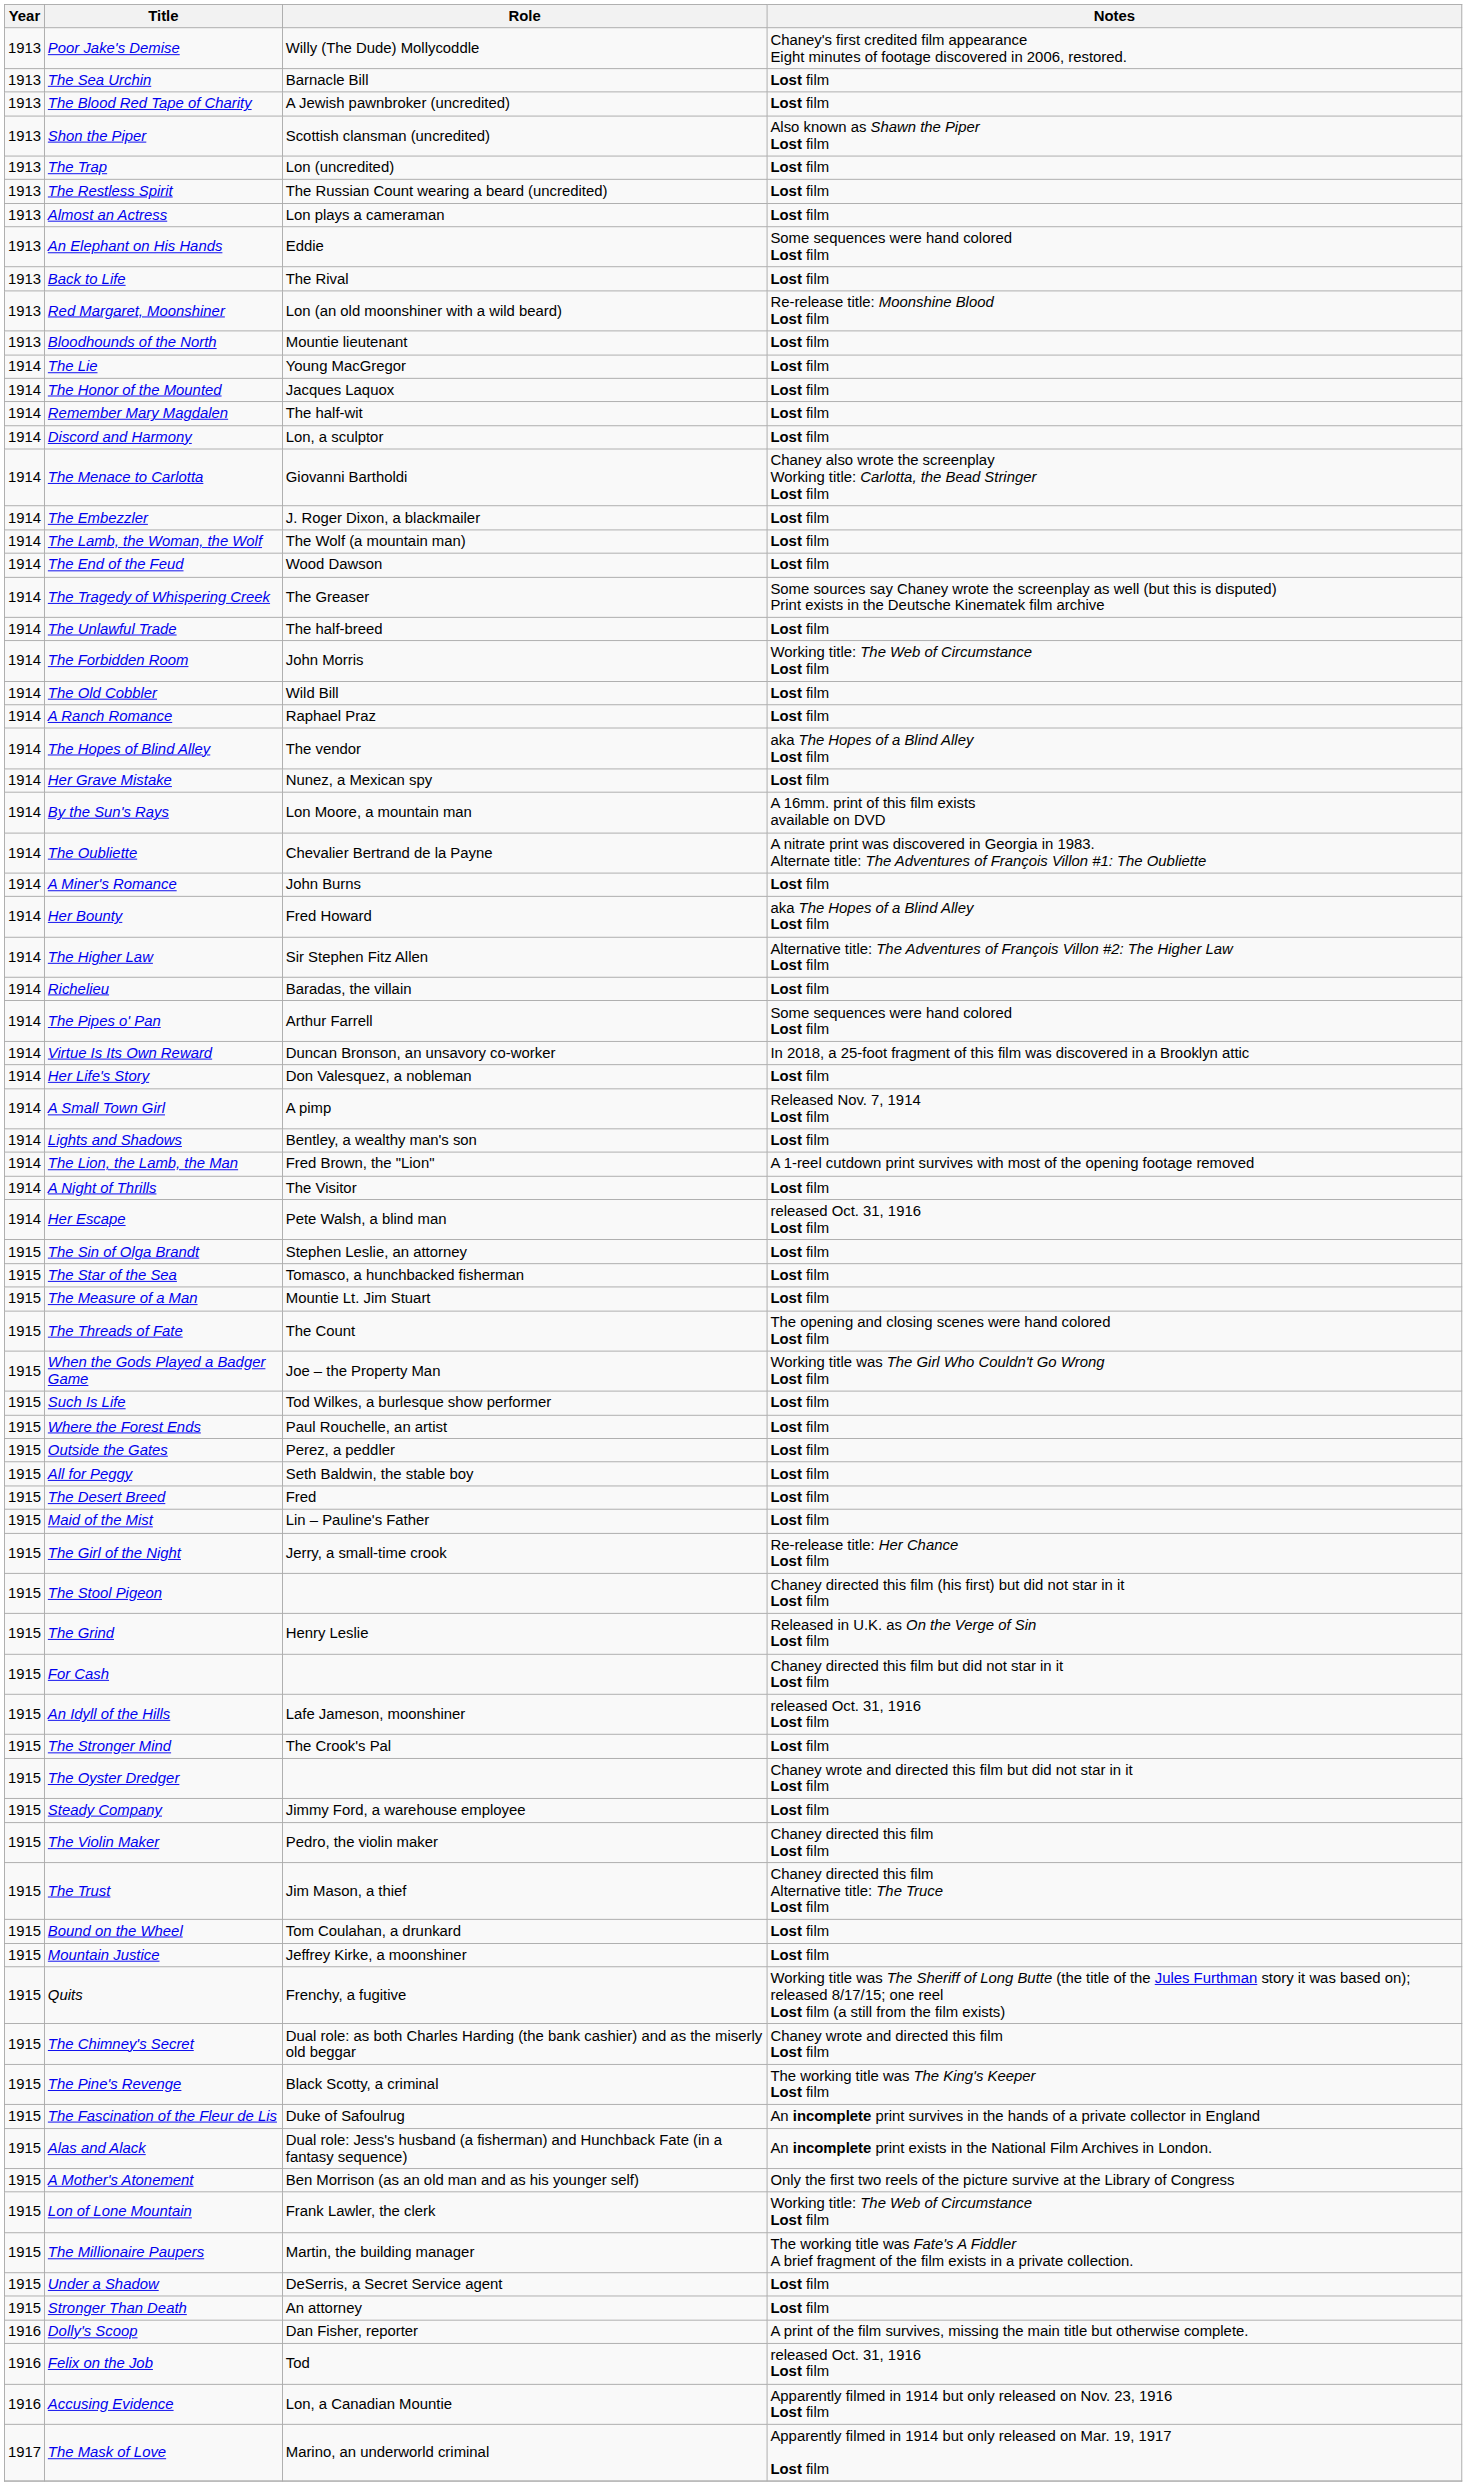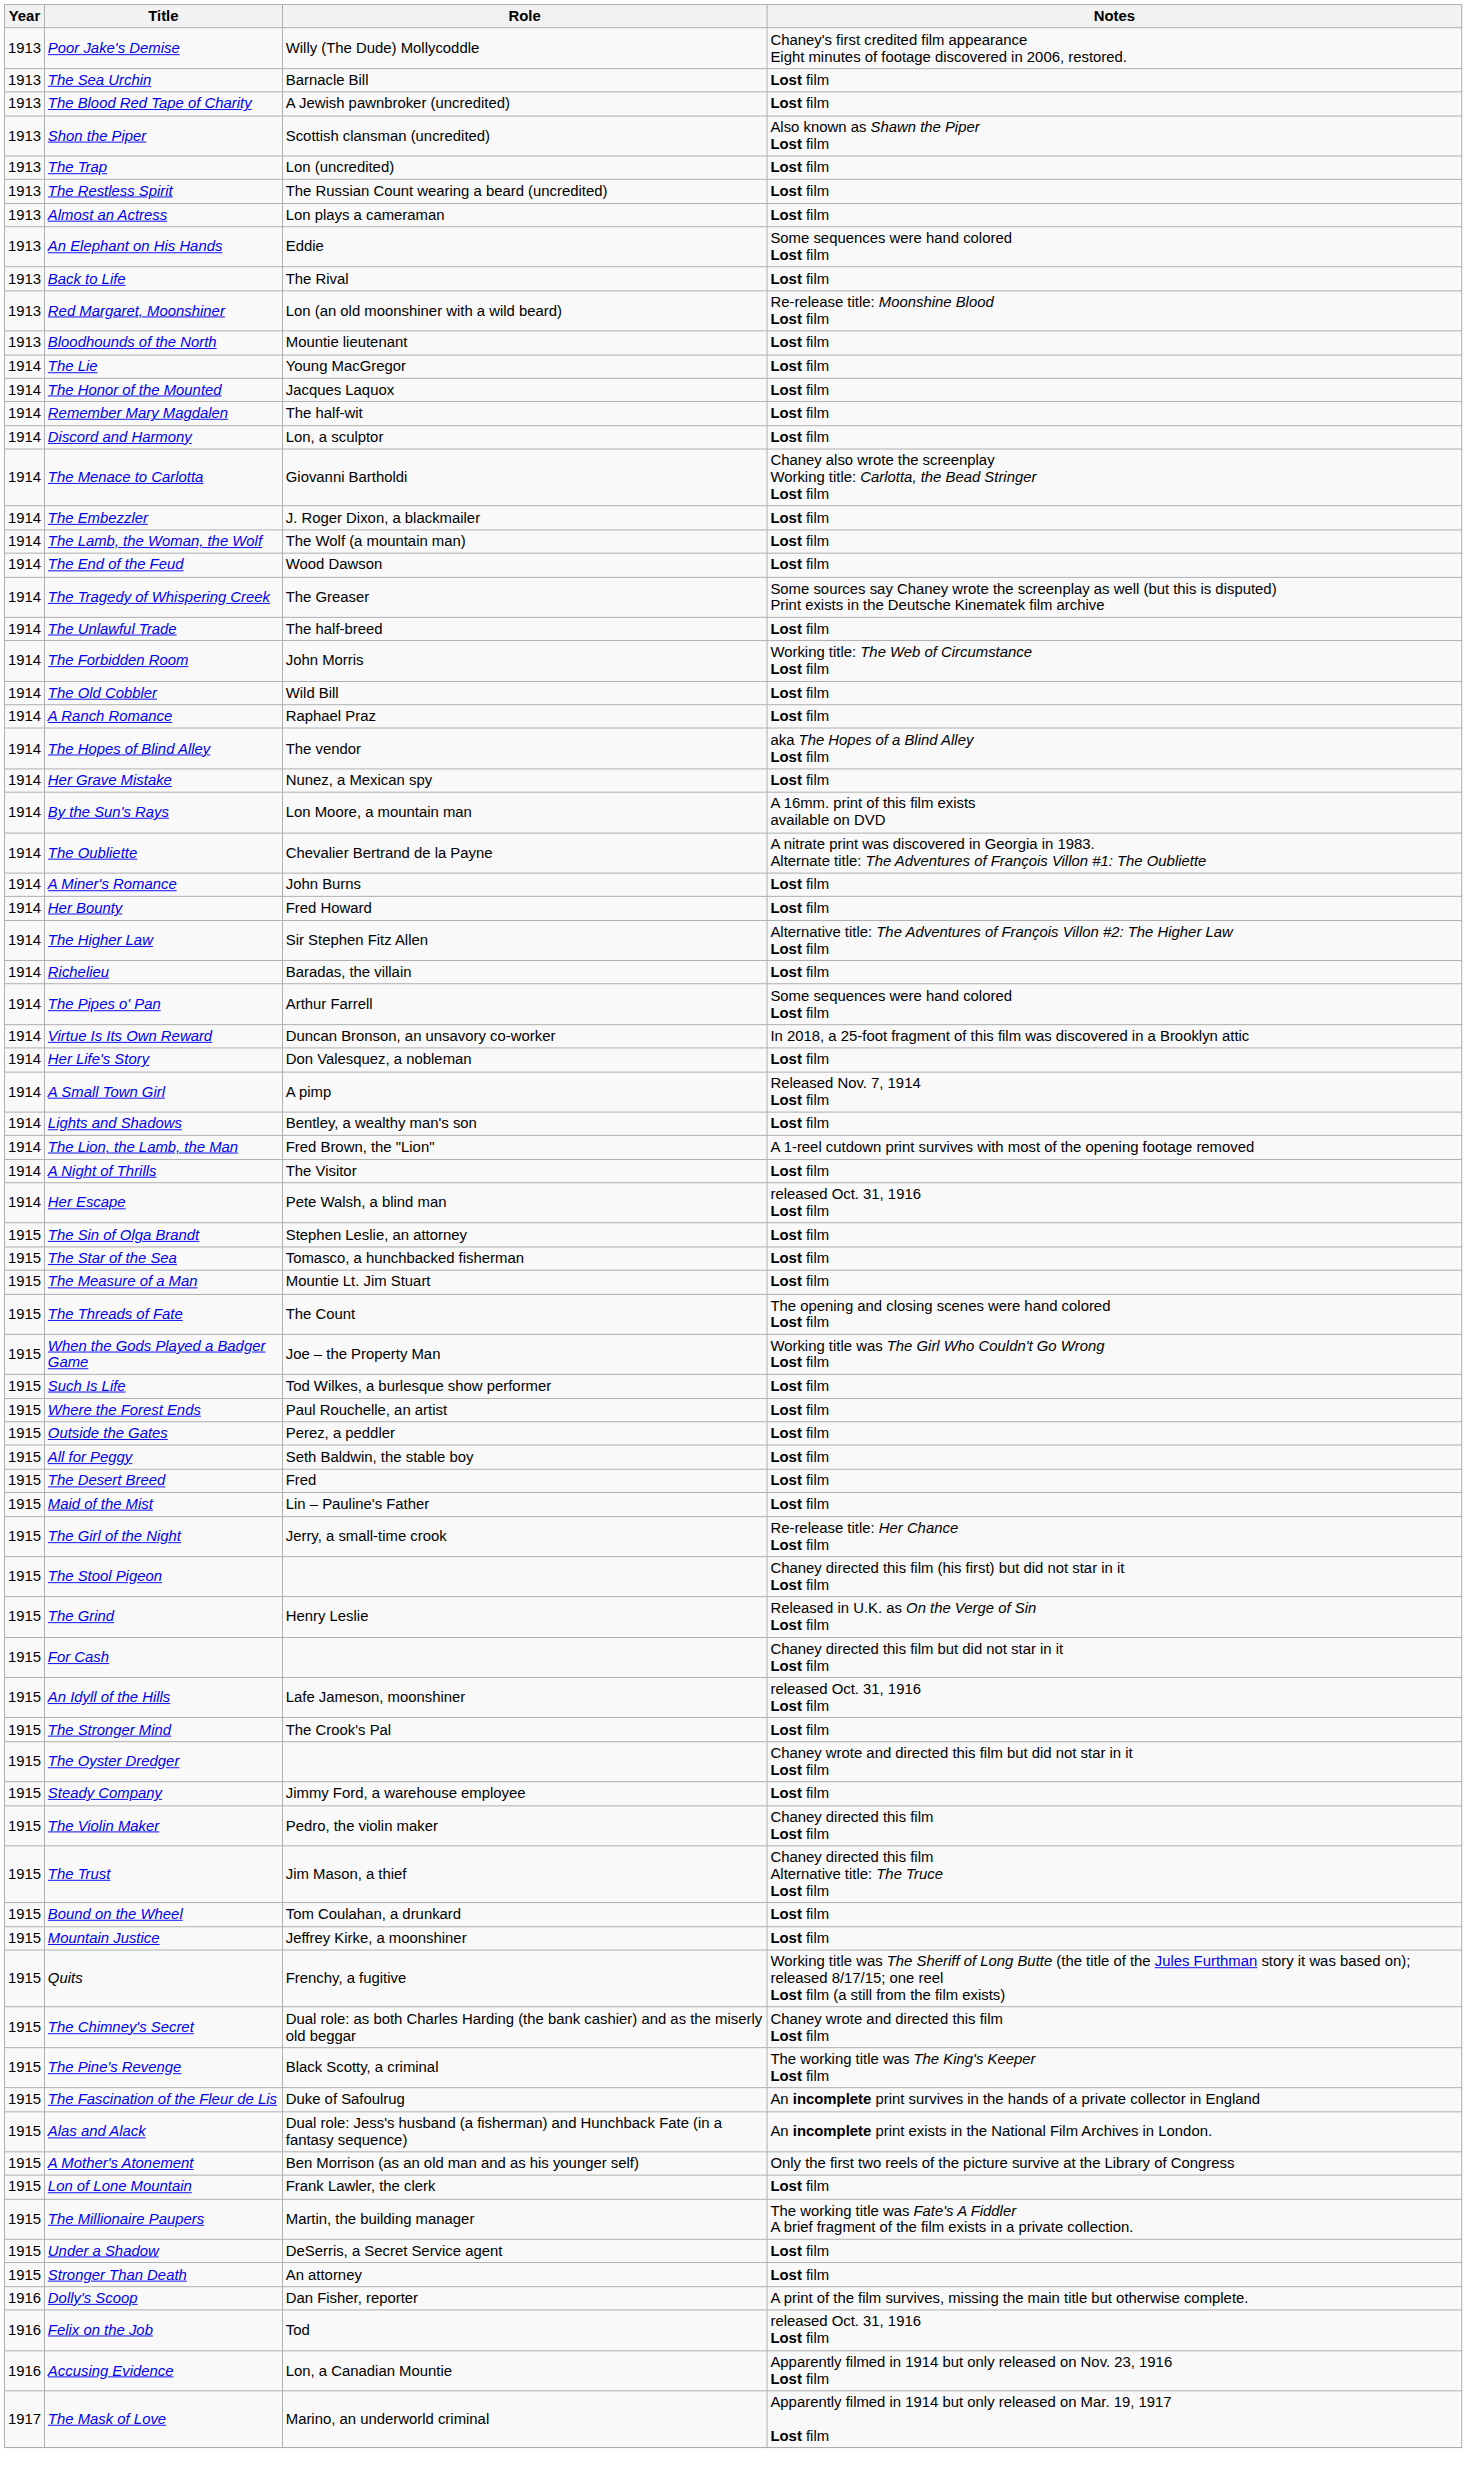(872, 916) aka The Hopes of a Blind Alley Lost film -> (800, 908) Lost film
(901, 2212) Working title: The Web of Circumstance Lost film -> (800, 2187) Lost film
